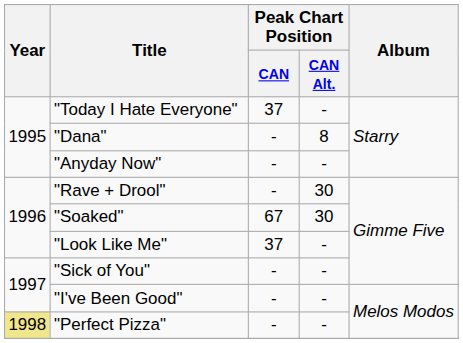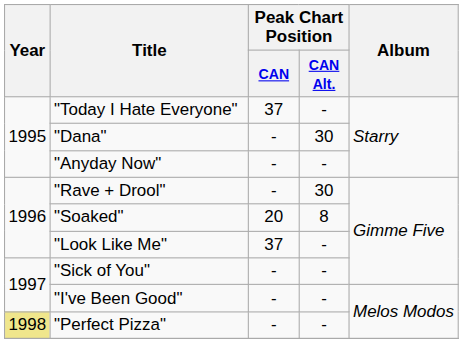(324, 136) 8 -> (324, 136) 30
(274, 217) 67 -> (274, 217) 20
(324, 217) 30 -> (324, 217) 8
